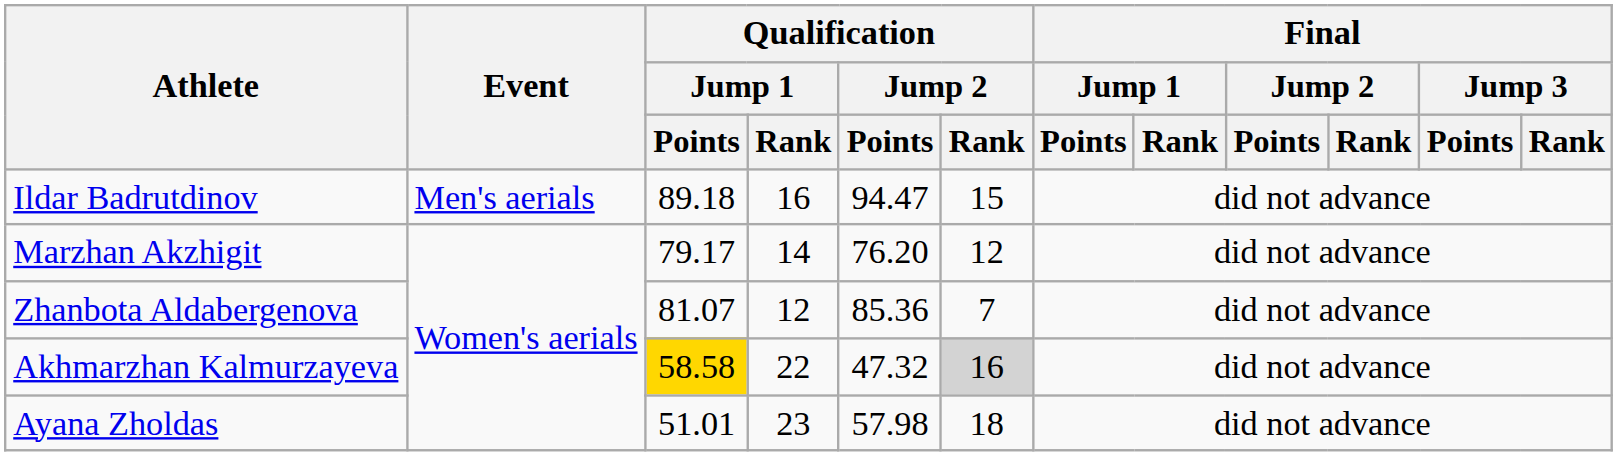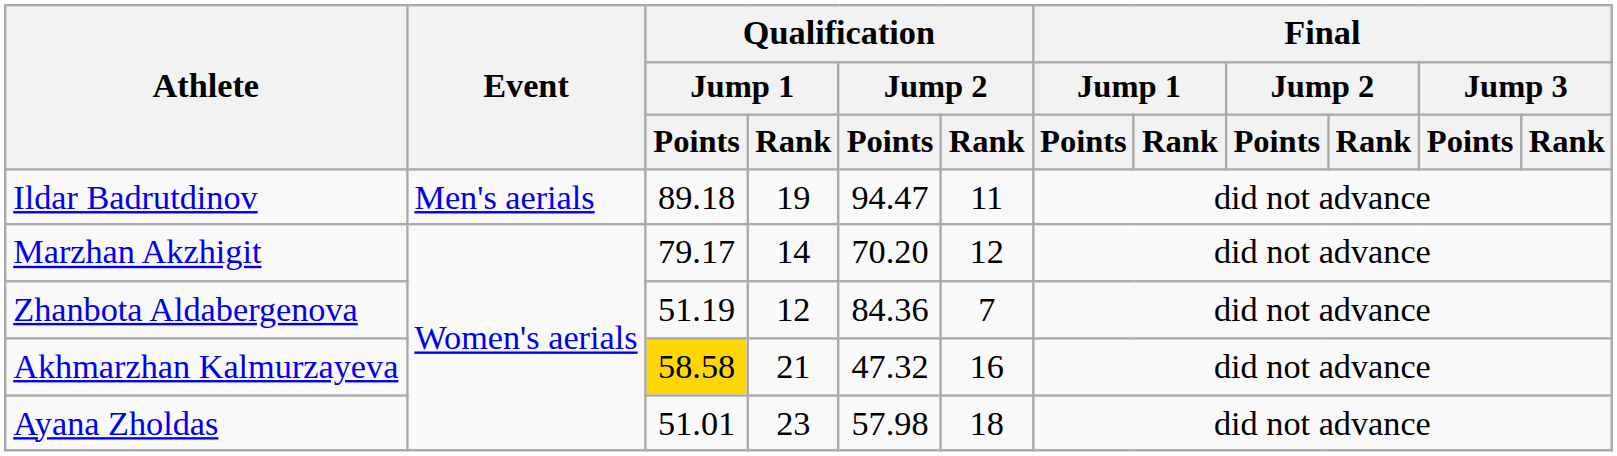(793, 196) 16 -> (793, 196) 19
(987, 196) 15 -> (987, 196) 11
(890, 253) 76.20 -> (890, 253) 70.20
(697, 309) 81.07 -> (697, 309) 51.19
(890, 309) 85.36 -> (890, 309) 84.36
(793, 366) 22 -> (793, 366) 21
(987, 366) lightgrey background -> (987, 366) no background
